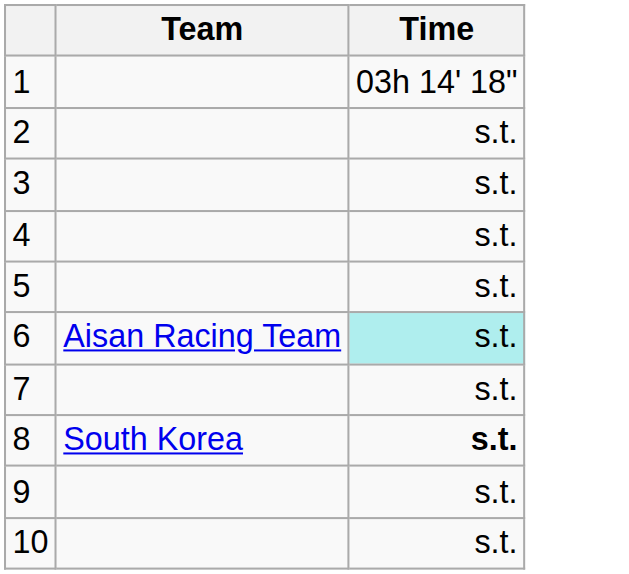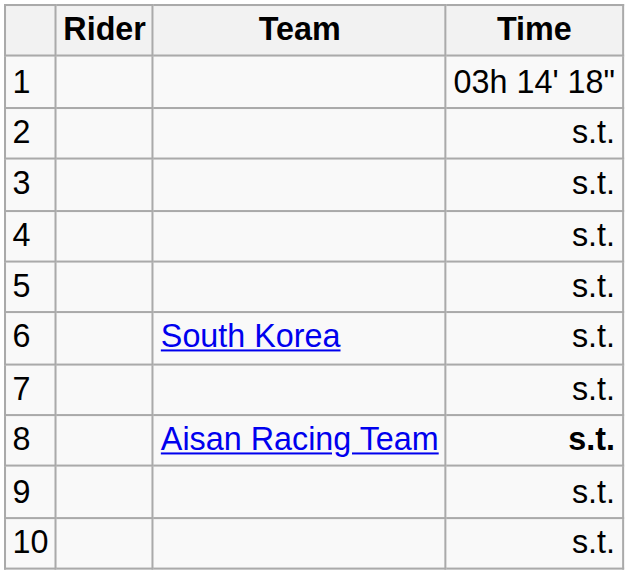+ column: (105, 30)
(202, 337) Aisan Racing Team -> (251, 337) South Korea
(496, 337) paleturquoise background -> (593, 337) no background
(153, 440) South Korea -> (300, 440) Aisan Racing Team
